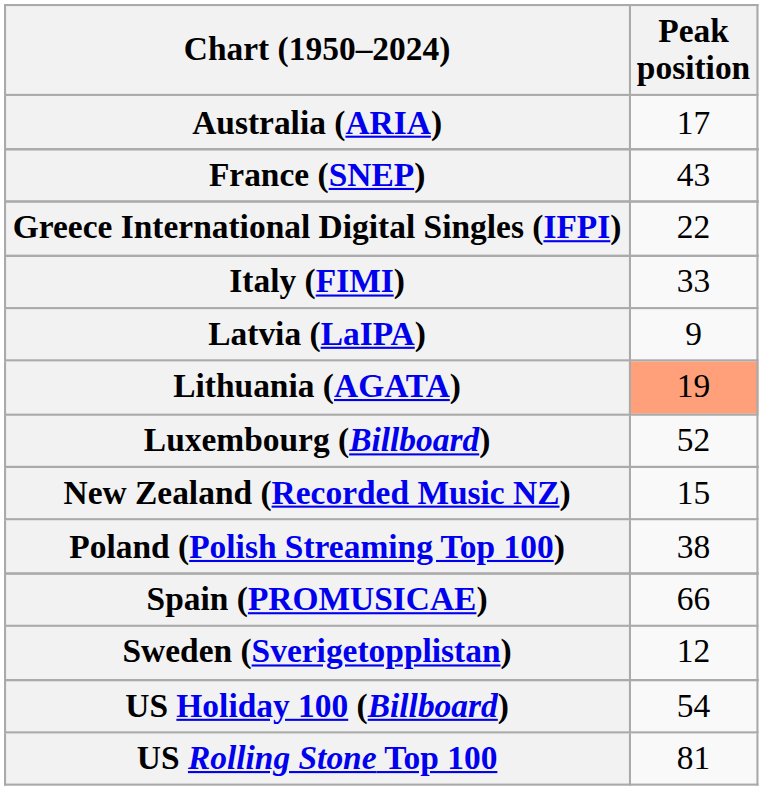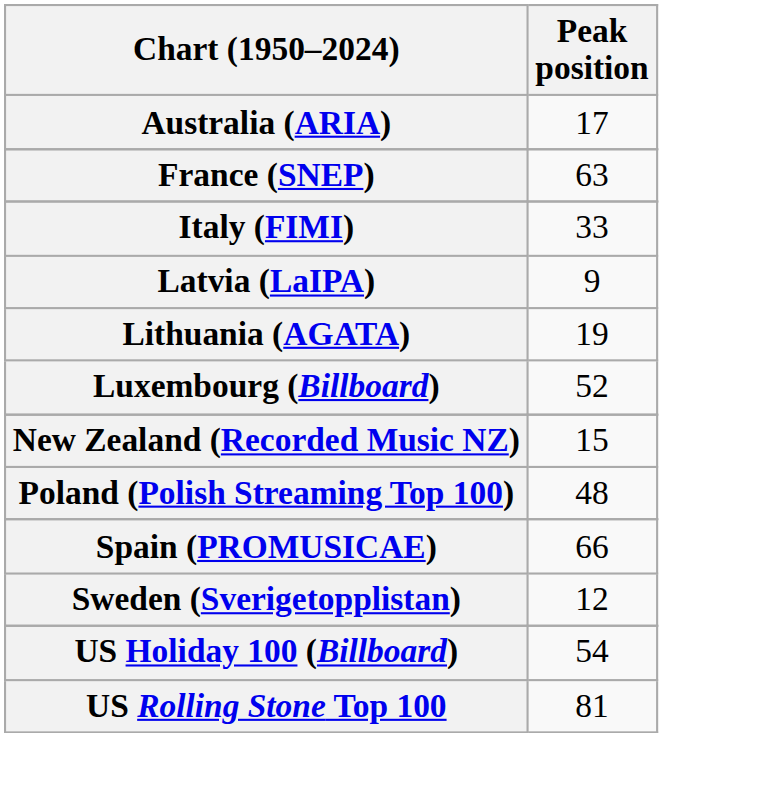(694, 174) 43 -> (592, 174) 63
- row: (317, 227)
(694, 386) lightsalmon background -> (592, 333) no background
(694, 545) 38 -> (592, 492) 48
